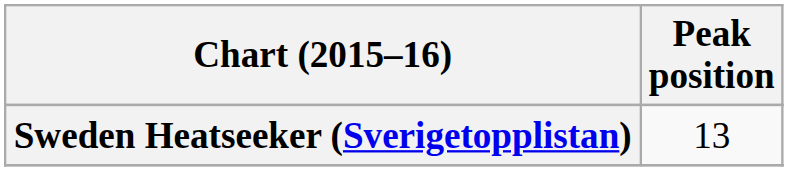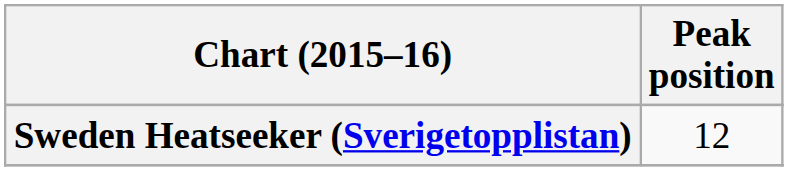(712, 134) 13 -> (712, 134) 12
